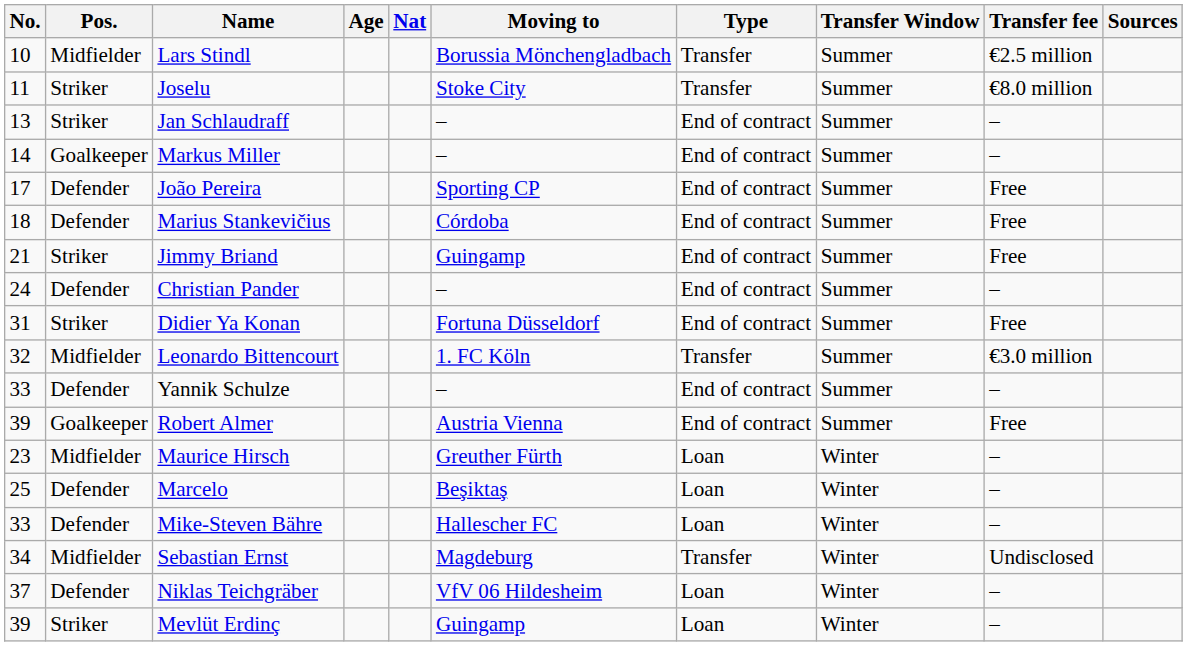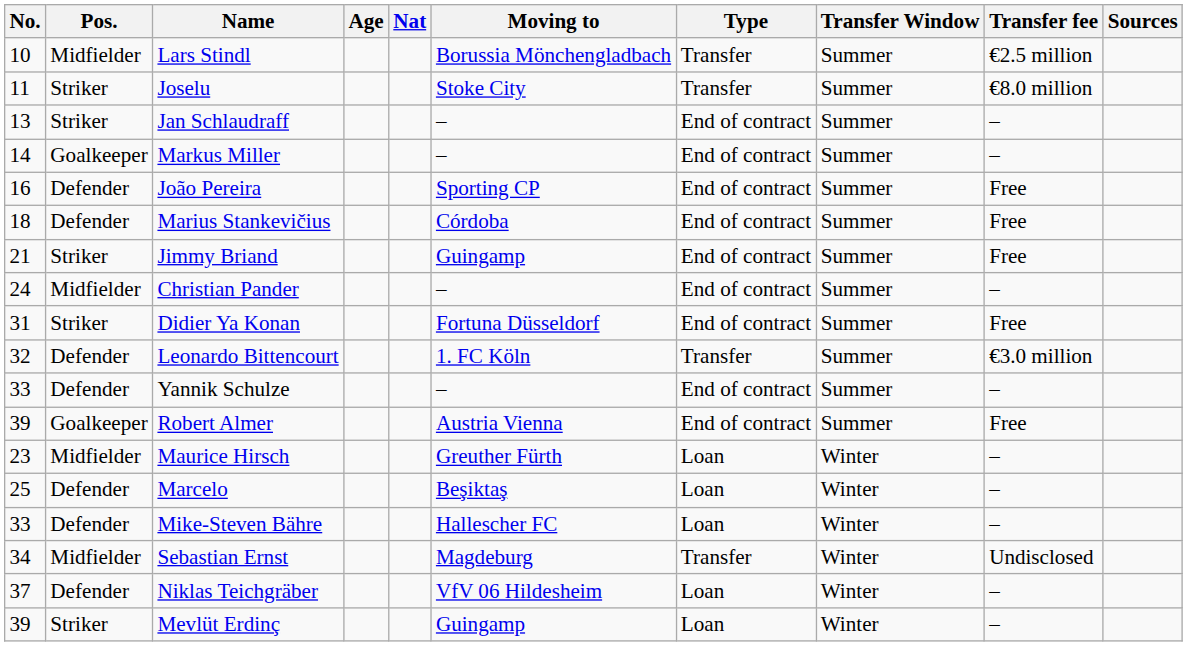(20, 188) 17 -> (20, 188) 16
(90, 289) Defender -> (96, 289) Midfielder
(96, 356) Midfielder -> (90, 356) Defender
